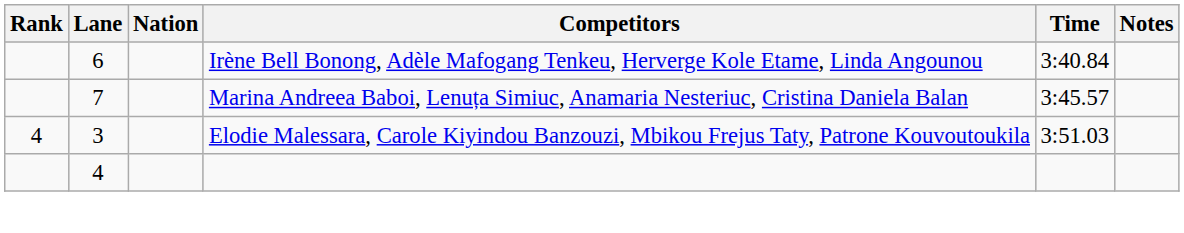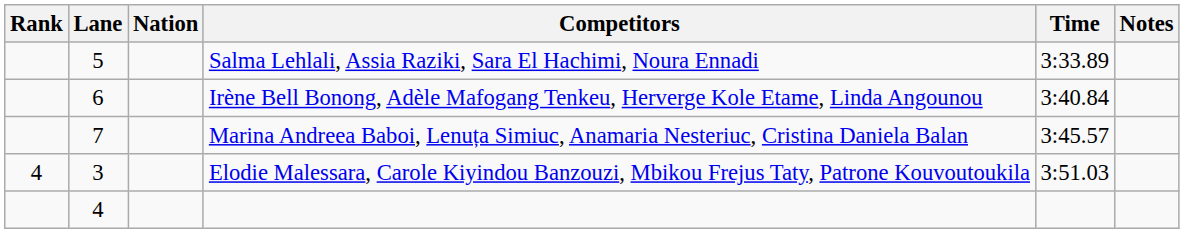+ row: (484, 60)
